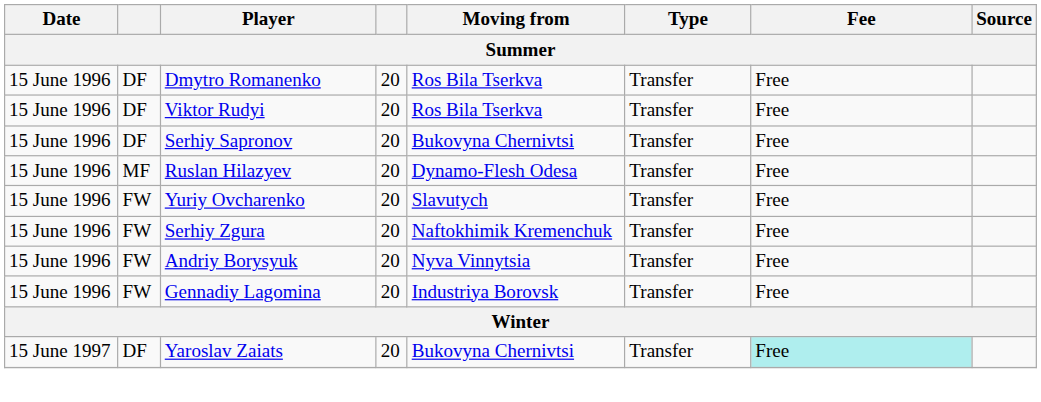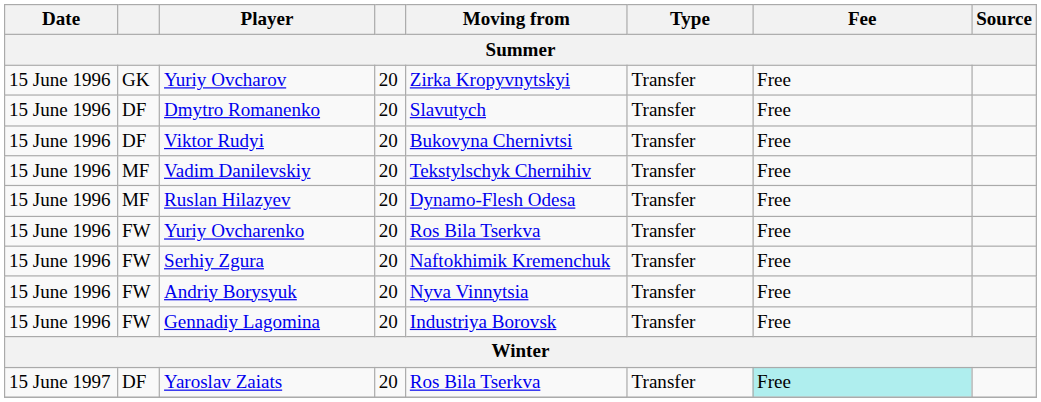+ row: (225, 79)
(477, 79) Ros Bila Tserkva -> (448, 110) Slavutych
(477, 110) Ros Bila Tserkva -> (491, 140) Bukovyna Chernivtsi
- row: (228, 140)
+ row: (237, 170)
(450, 200) Slavutych -> (475, 230) Ros Bila Tserkva
(493, 351) Bukovyna Chernivtsi -> (475, 381) Ros Bila Tserkva
